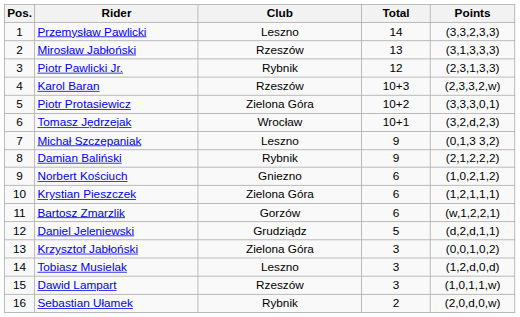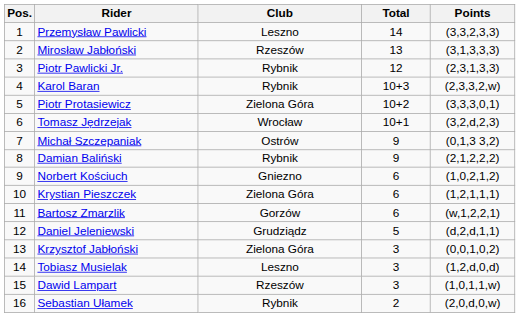(280, 86) Rzeszów -> (280, 86) Rybnik
(280, 140) Leszno -> (280, 140) Ostrów
